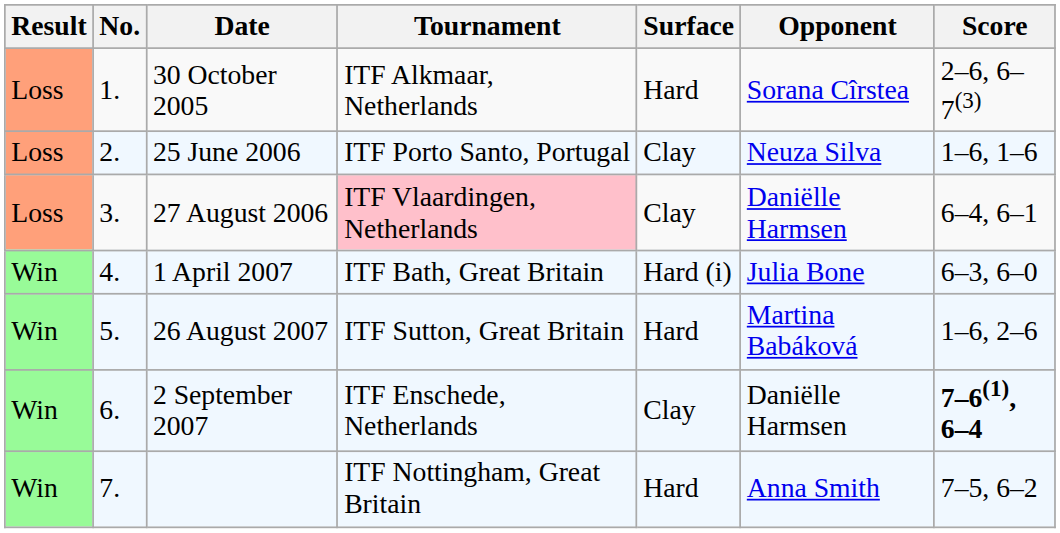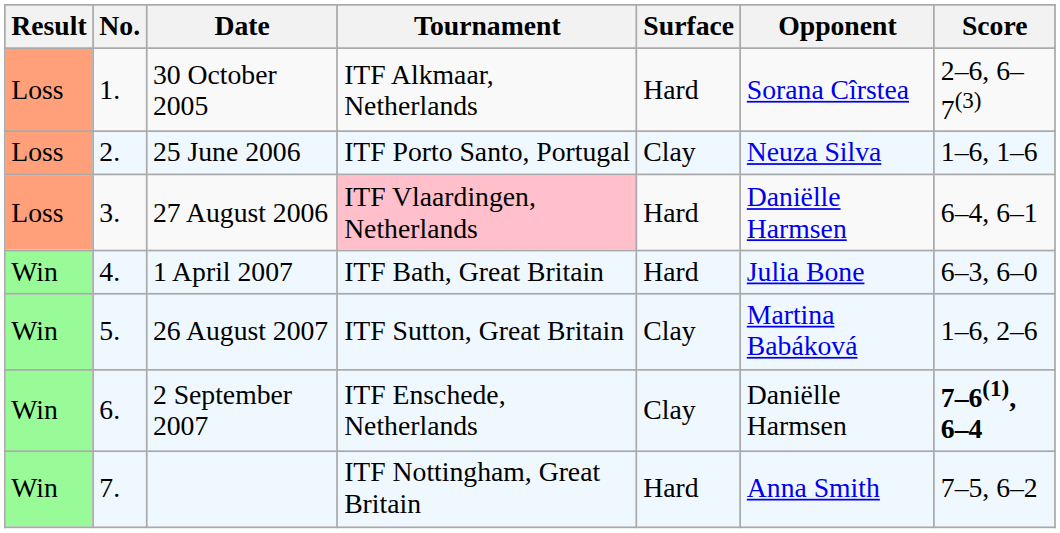(669, 212) Clay -> (671, 212) Hard
(688, 271) Hard (i) -> (671, 271) Hard
(671, 331) Hard -> (669, 331) Clay
